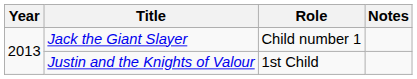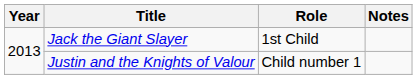(311, 39) Child number 1 -> (290, 39) 1st Child
(290, 62) 1st Child -> (311, 62) Child number 1
